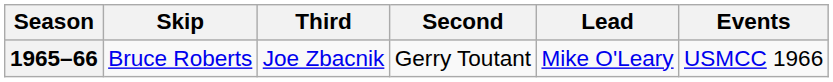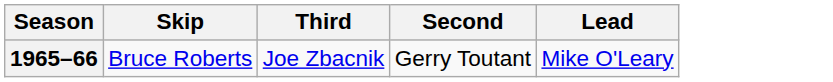- column: (754, 22)
